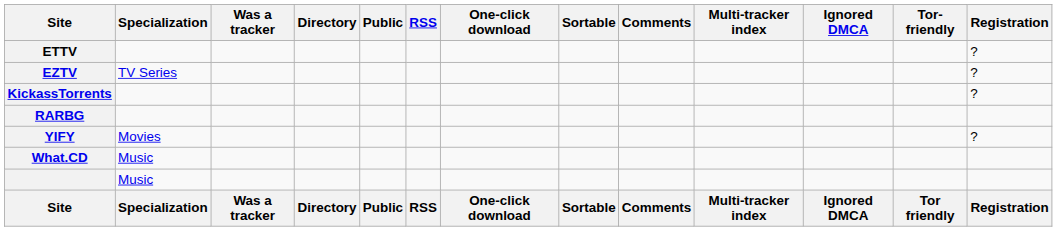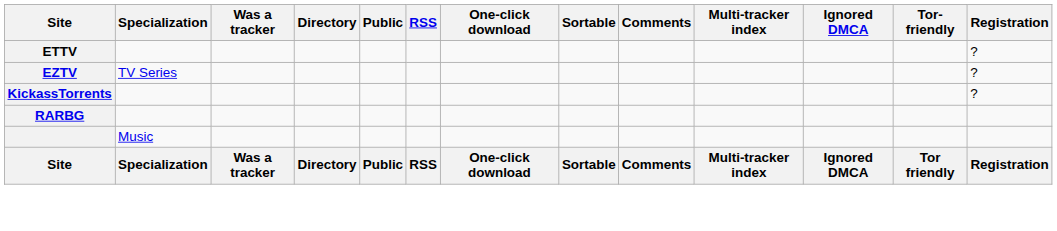- row: (60, 136)
- row: (60, 158)
